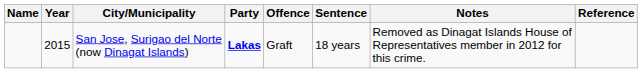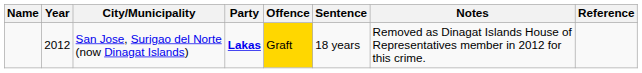(57, 45) 2015 -> (57, 45) 2012
(279, 45) no background -> (279, 45) gold background
